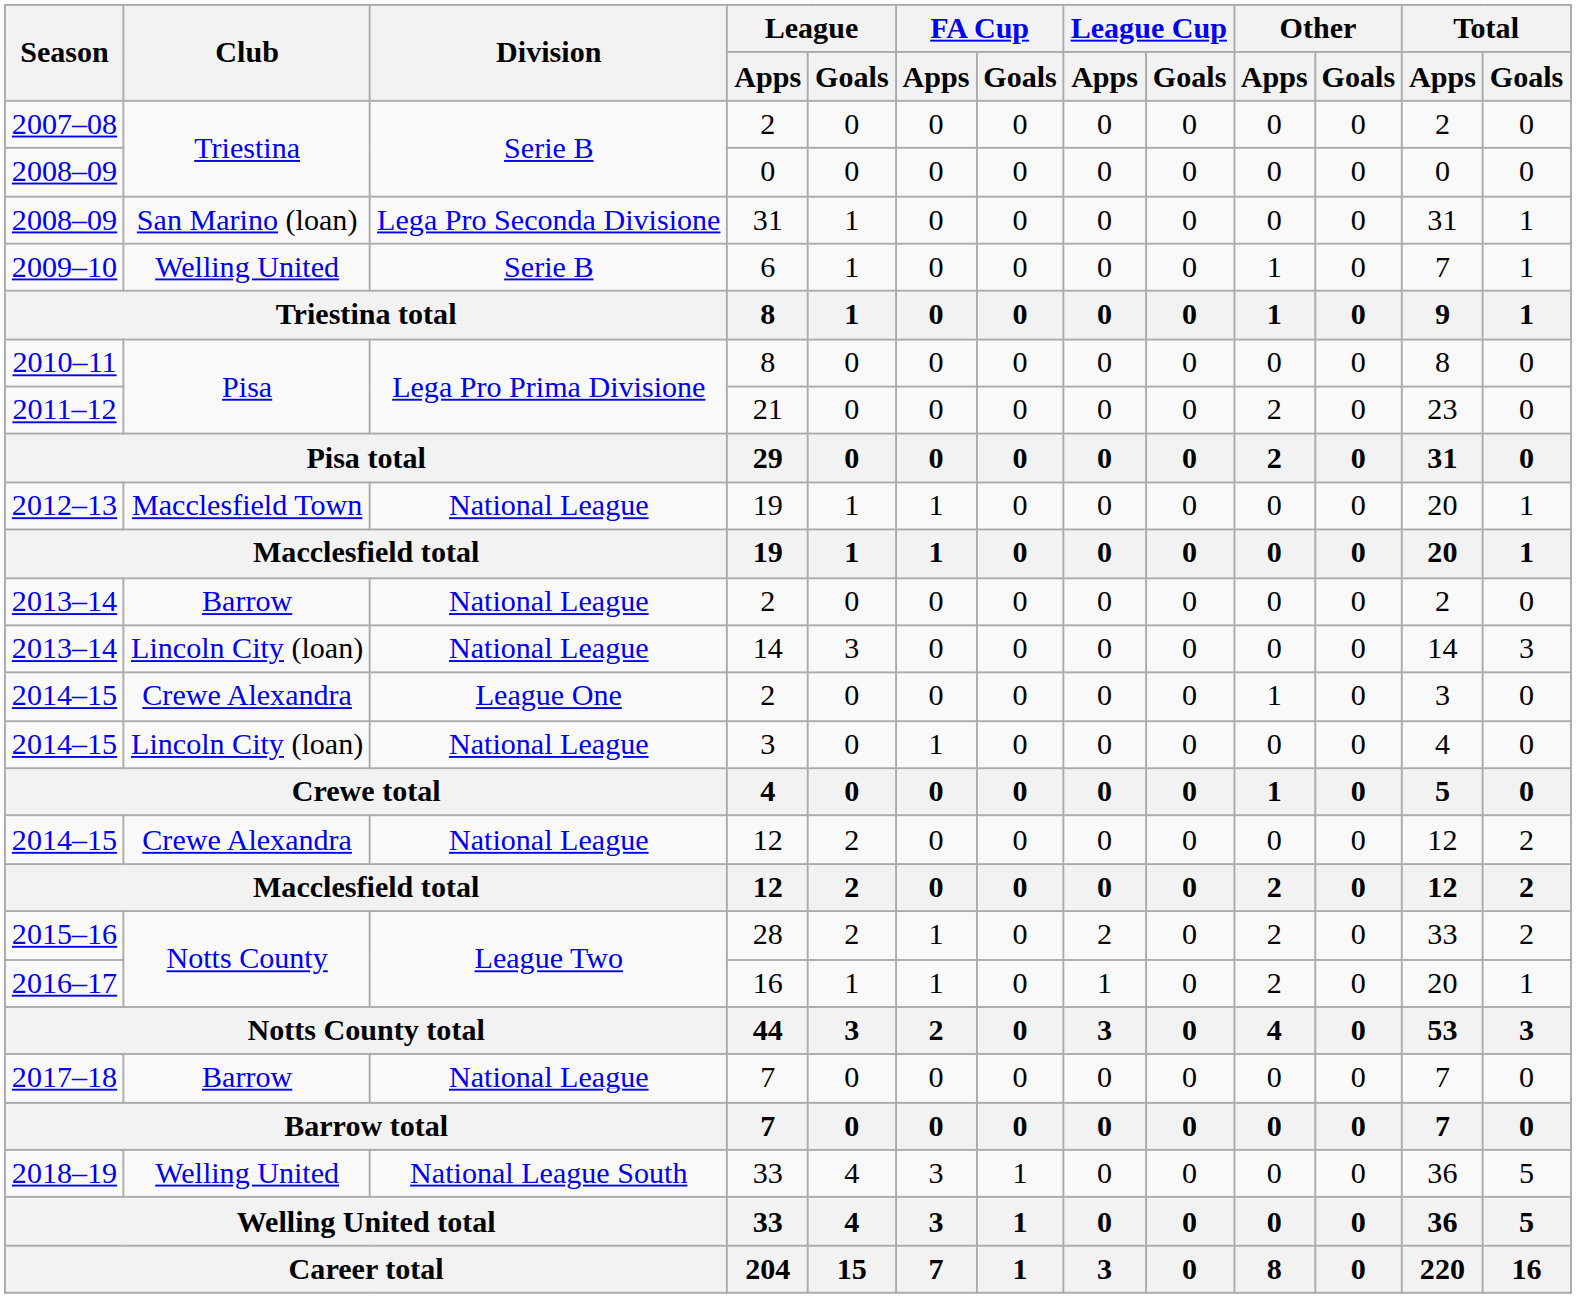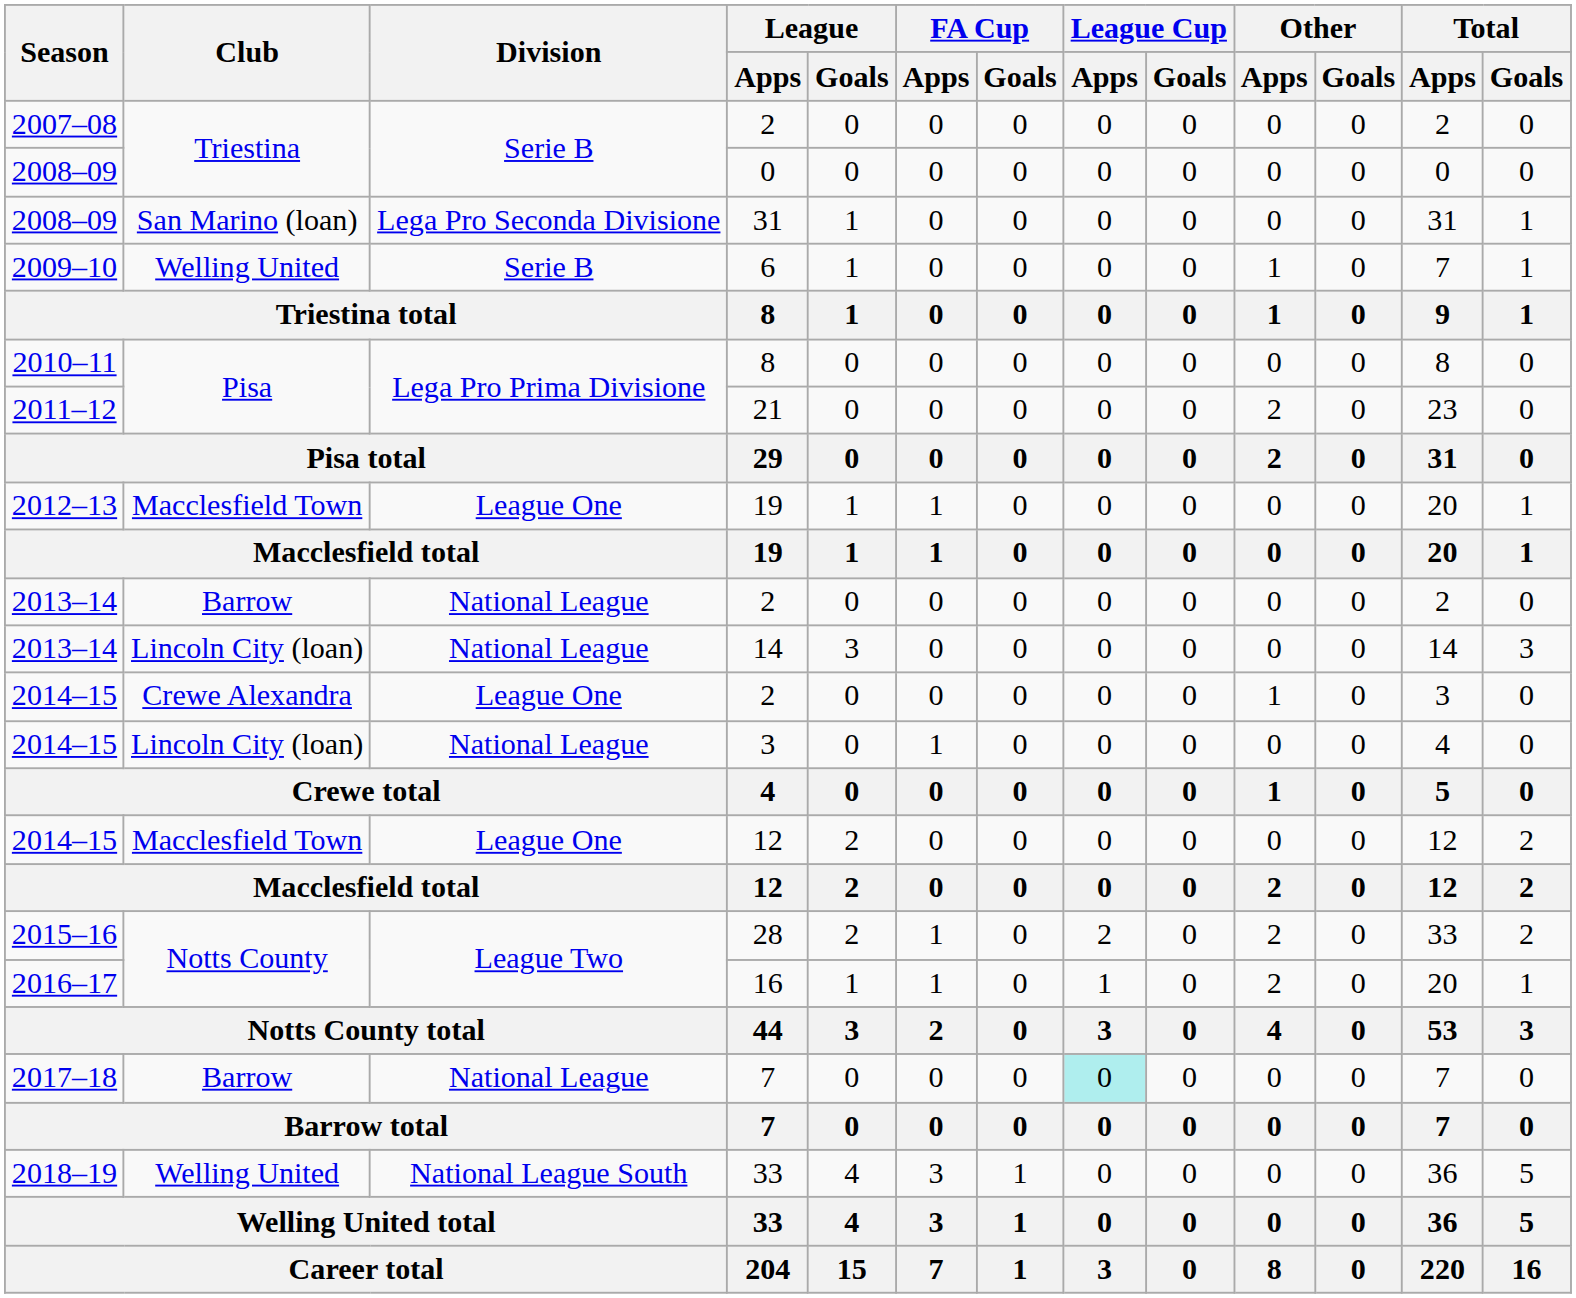(549, 505) National League -> (549, 505) League One
(247, 839) Crewe Alexandra -> (247, 839) Macclesfield Town
(549, 839) National League -> (549, 839) League One
(1105, 1077) no background -> (1105, 1077) paleturquoise background
